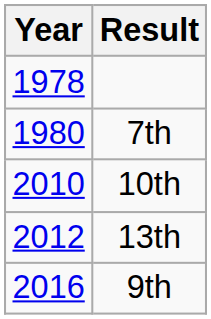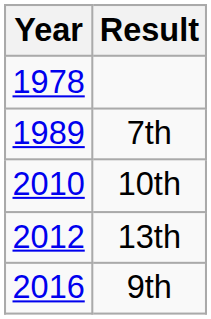(49, 133) 1980 -> (49, 133) 1989
